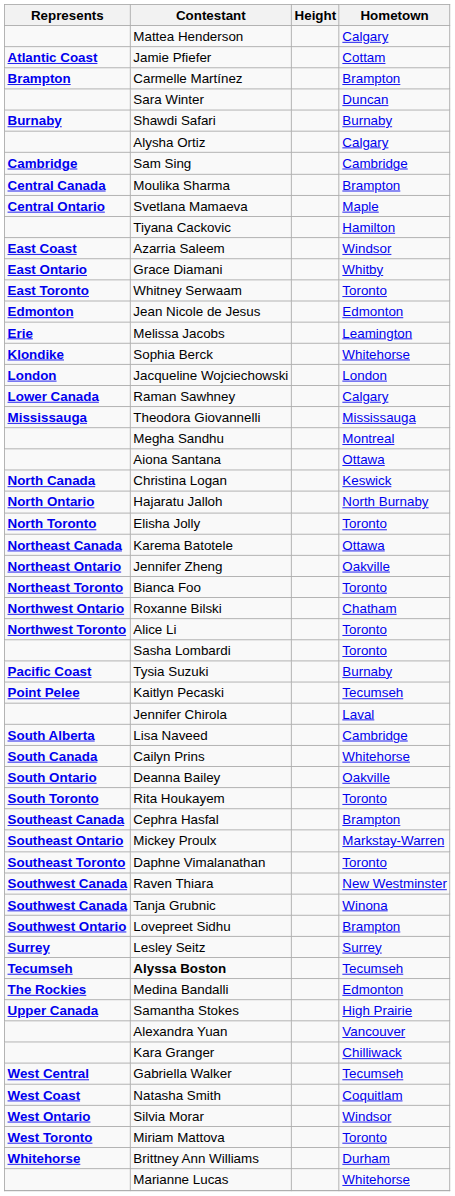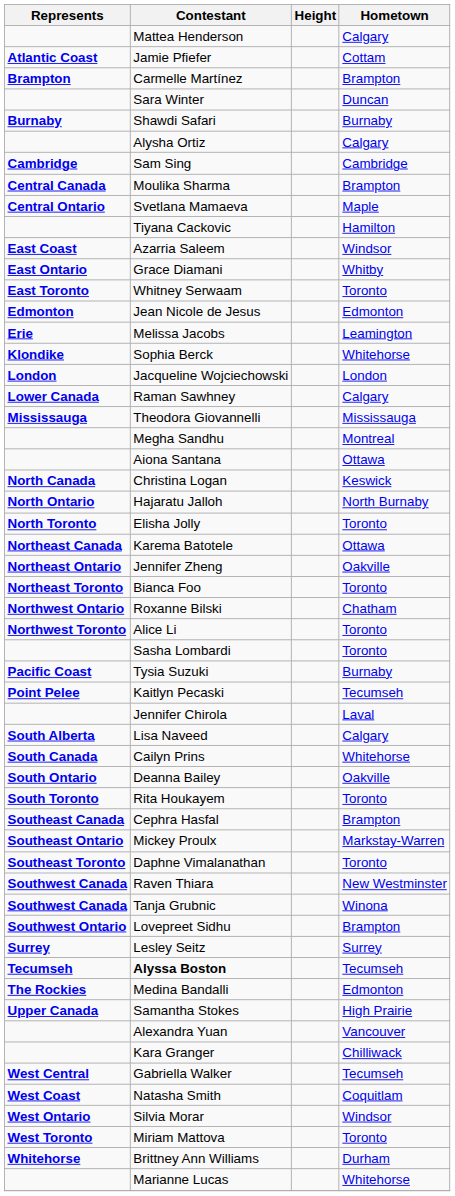(375, 735) Cambridge -> (365, 735) Calgary
